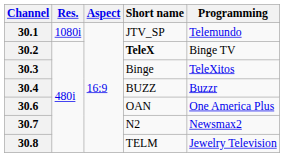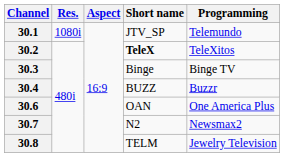(212, 50) Binge TV -> (212, 50) TeleXitos
(212, 69) TeleXitos -> (212, 69) Binge TV
